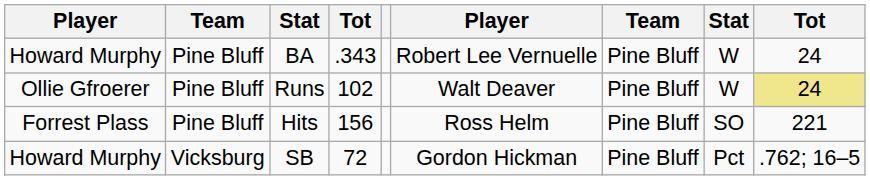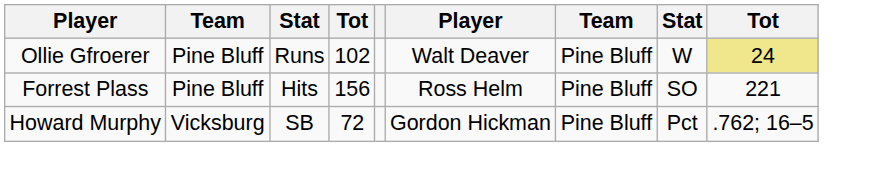- row: (299, 55)
